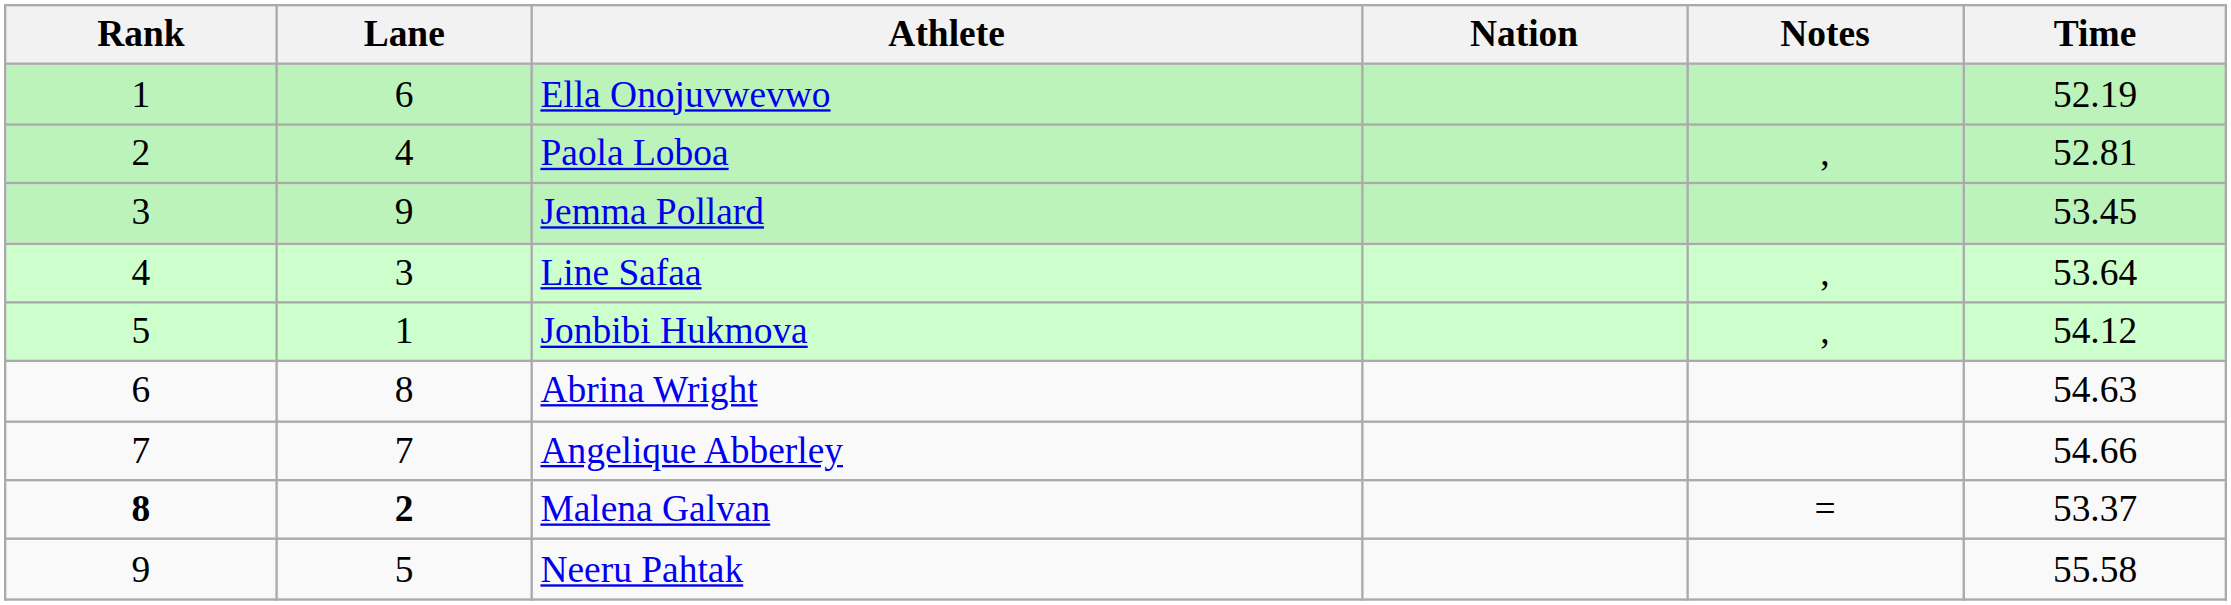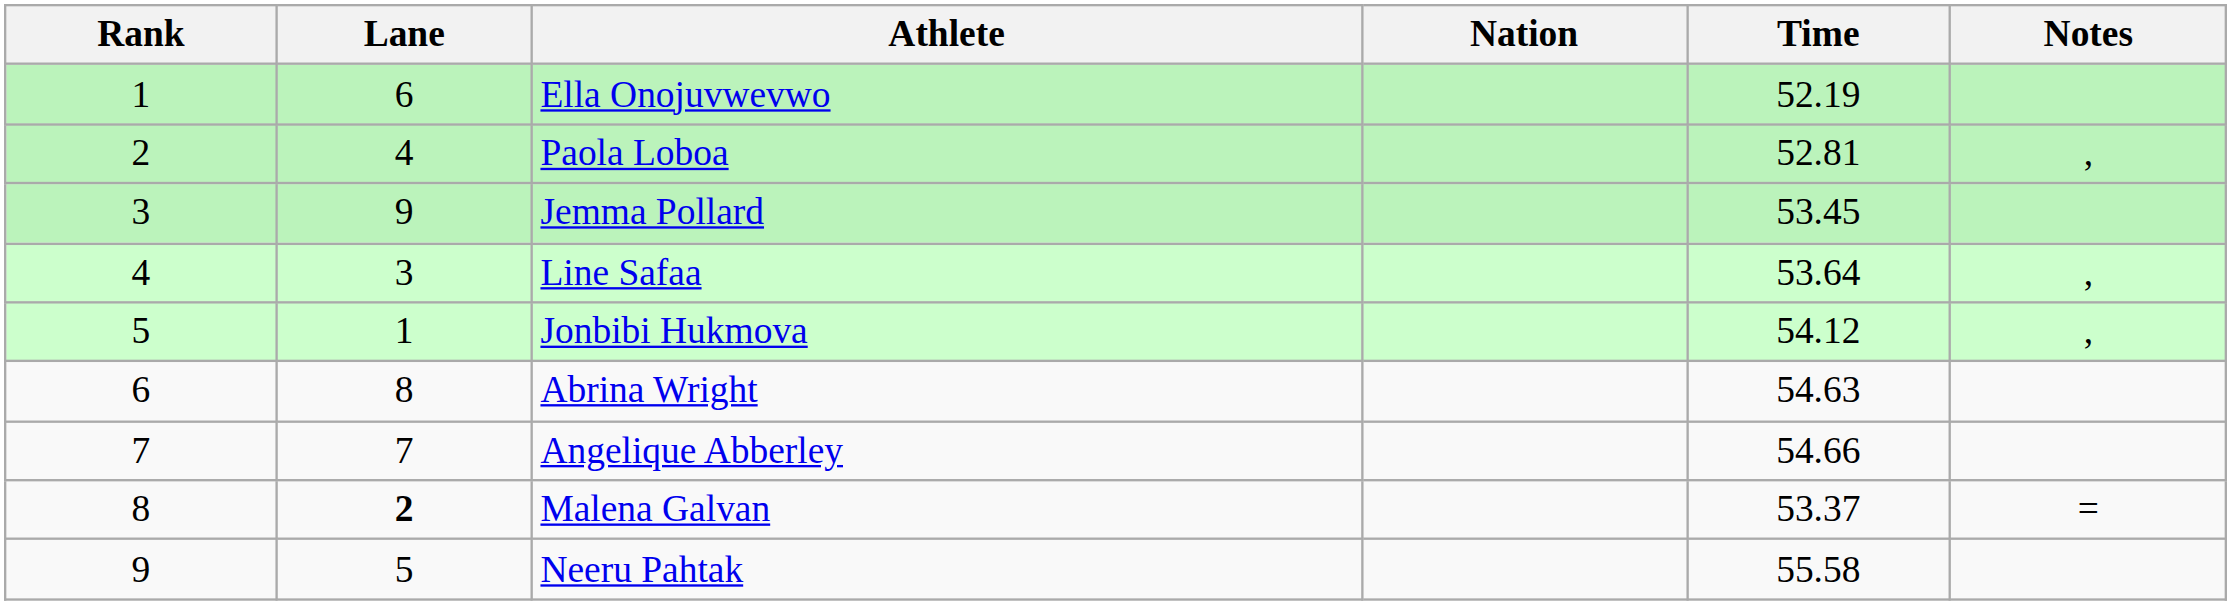columns swapped: (2095, 34) <-> (1825, 34)
(141, 509) bold -> (141, 509) normal
